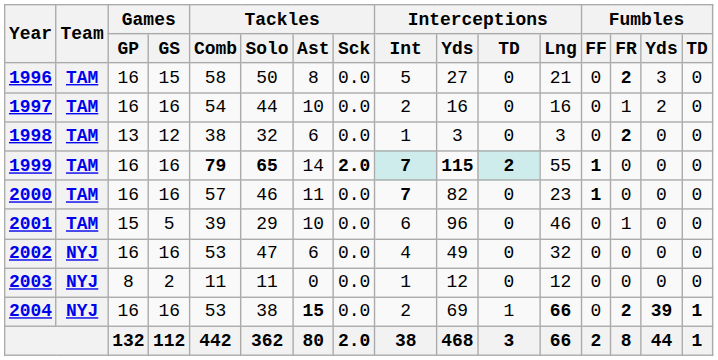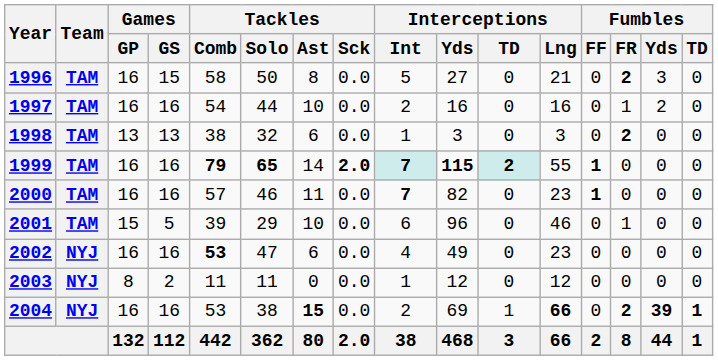(169, 136) 12 -> (169, 136) 13
(215, 253) normal -> (215, 253) bold
(560, 253) 32 -> (560, 253) 23
